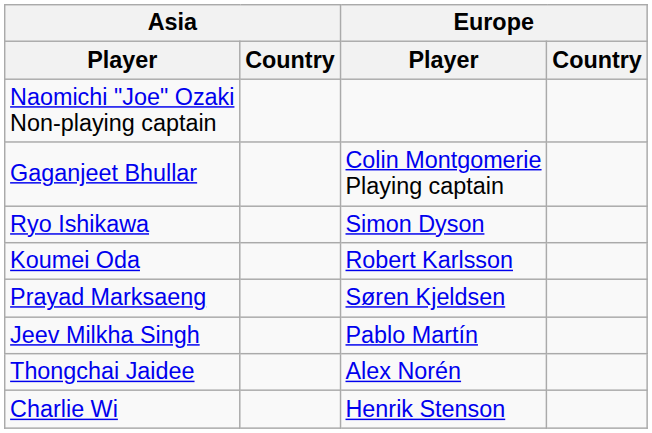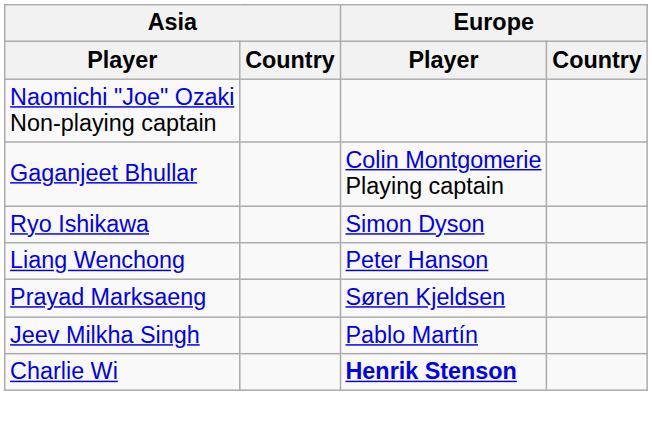+ row: (98, 260)
- row: (75, 260)
- row: (102, 371)
(425, 409) normal -> (431, 371) bold
